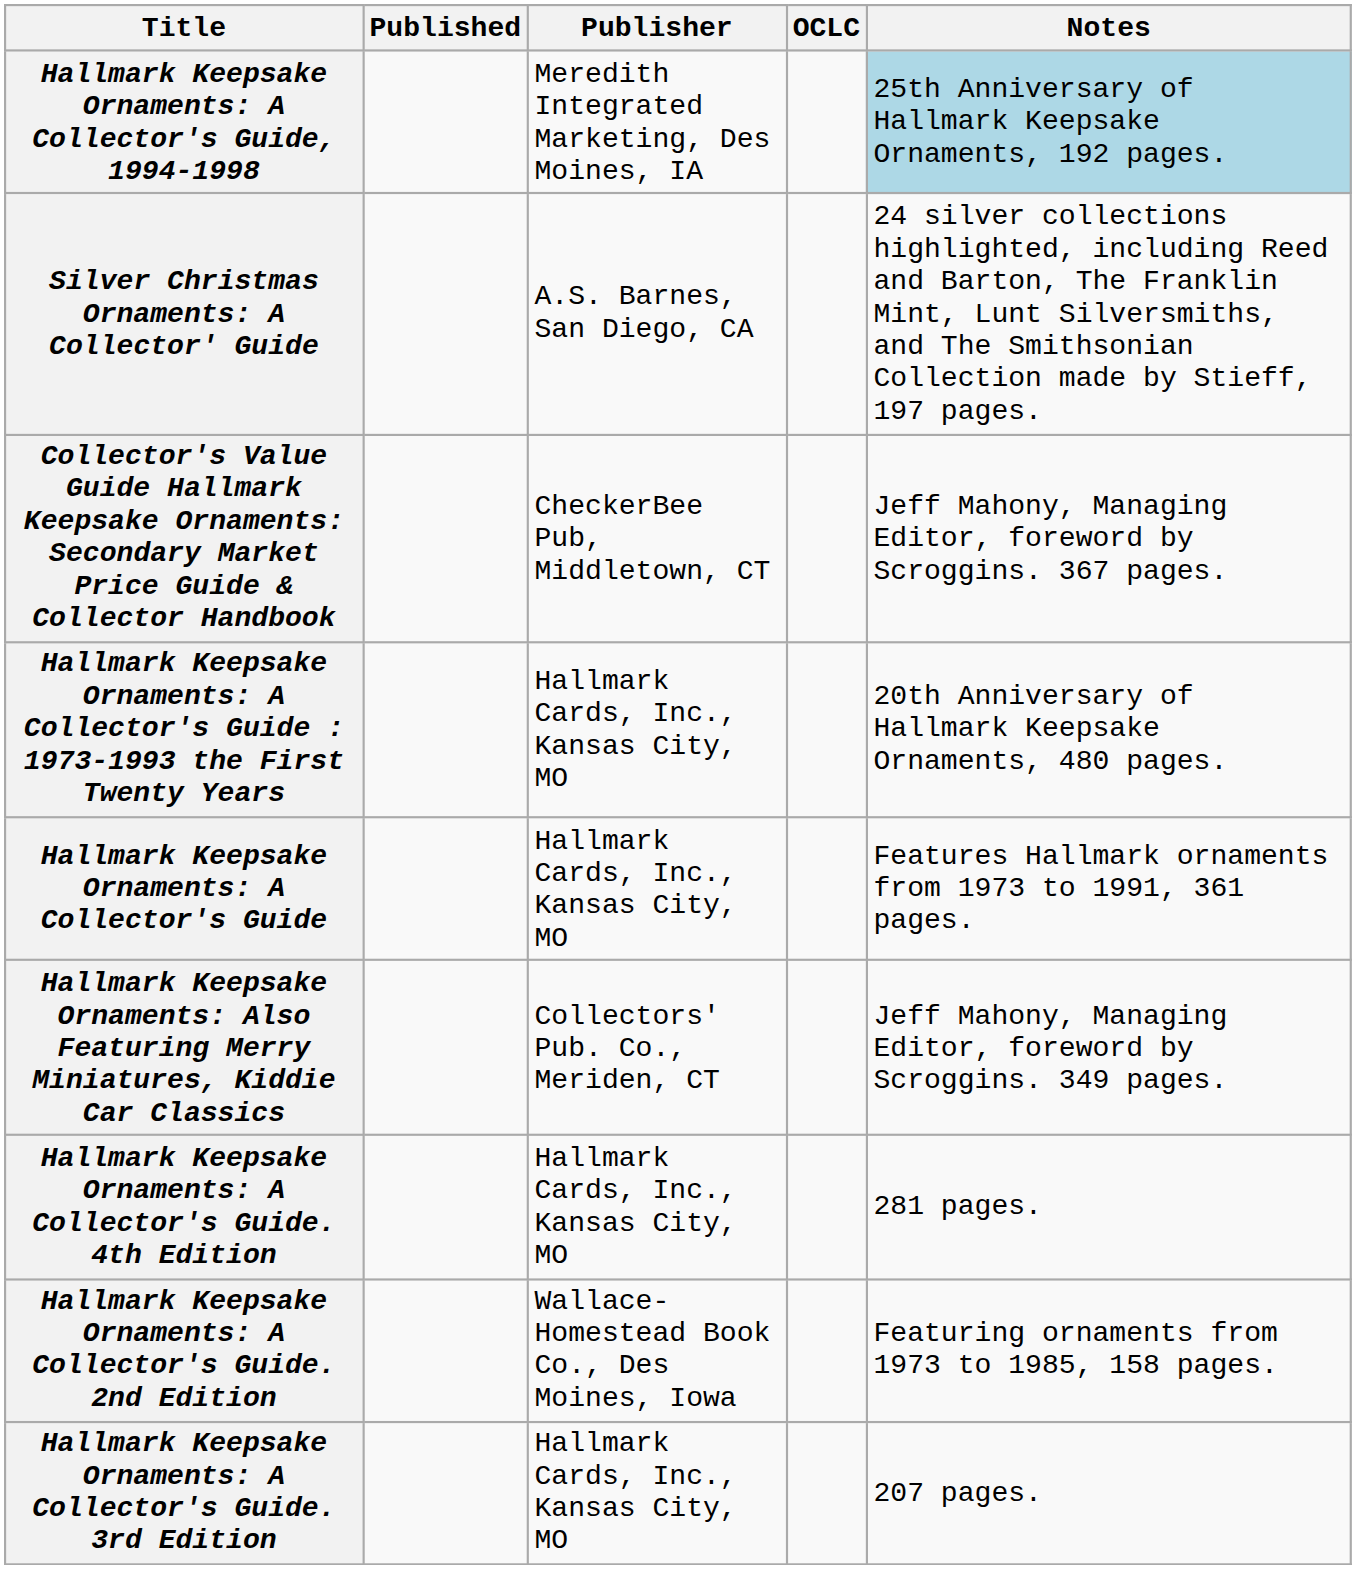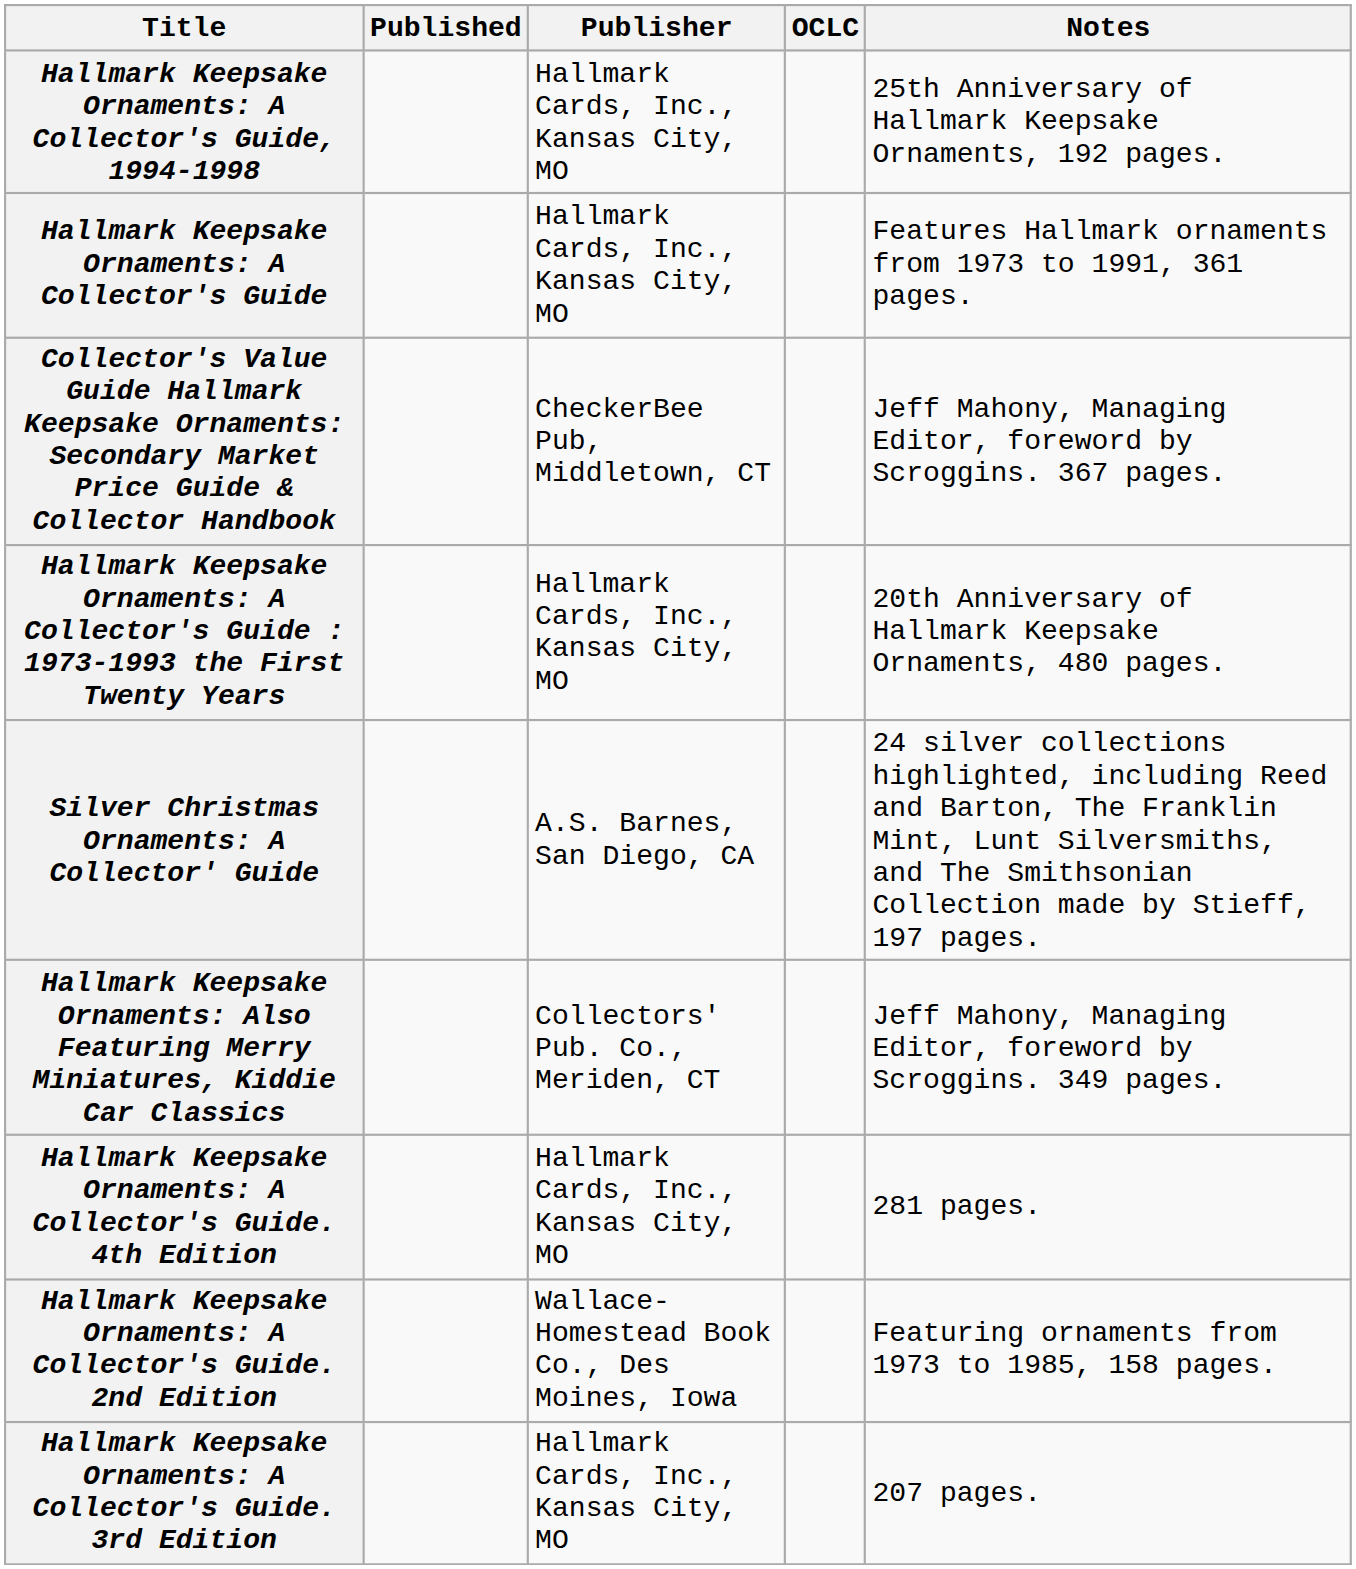(652, 122) Meredith Integrated Marketing, Des Moines, IA -> (636, 122) Hallmark Cards, Inc., Kansas City, MO
(1050, 122) lightblue background -> (1049, 122) no background
rows swapped: (184, 314) <-> (184, 889)
